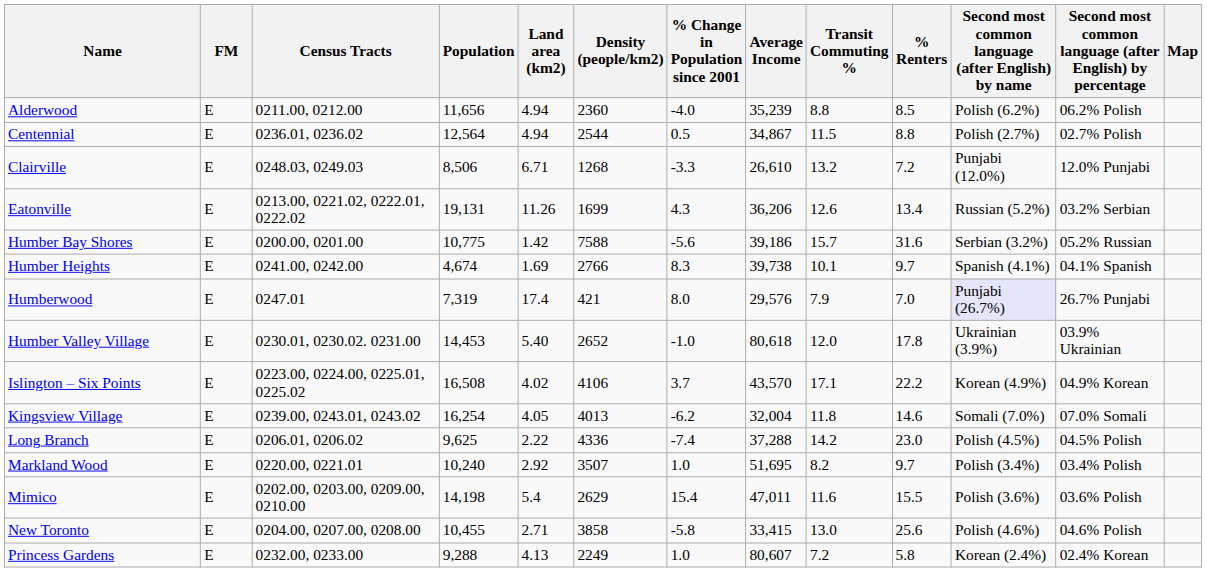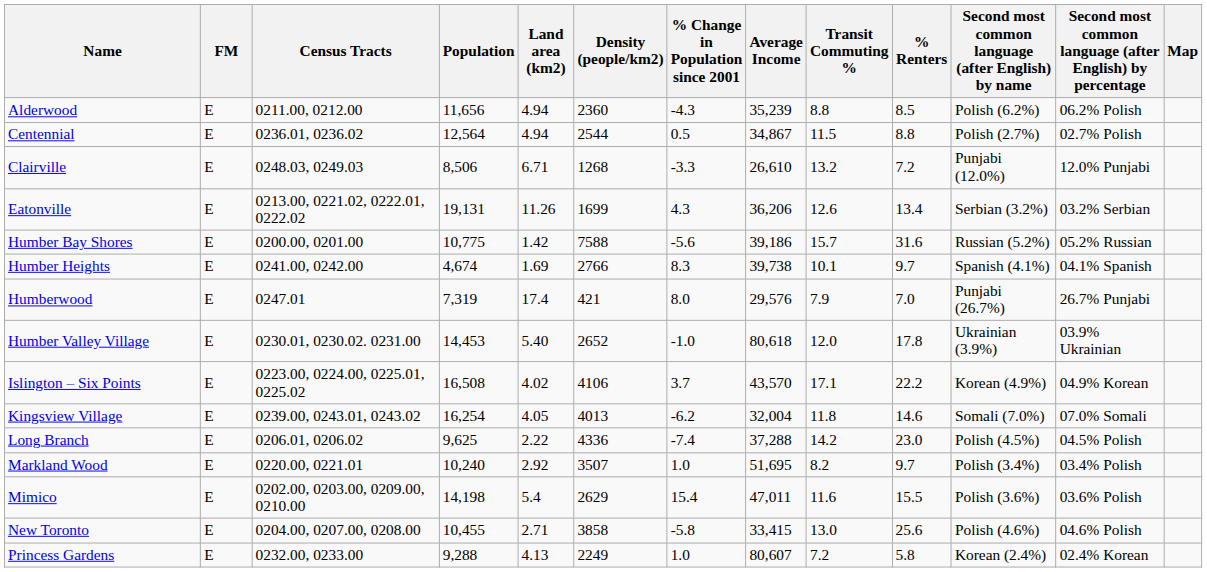(683, 110) -4.0 -> (683, 110) -4.3
(1002, 209) Russian (5.2%) -> (1001, 209) Serbian (3.2%)
(1001, 242) Serbian (3.2%) -> (1002, 242) Russian (5.2%)
(980, 299) lavender background -> (980, 299) no background
